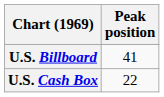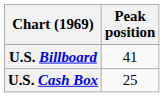(130, 80) 22 -> (130, 80) 25
